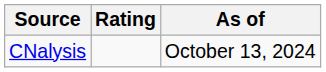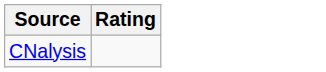- column: (240, 19)
